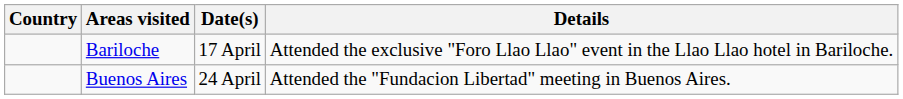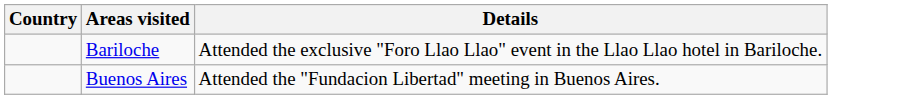- column: (230, 19)
